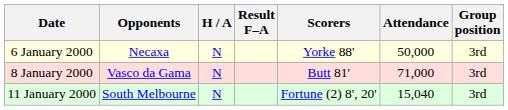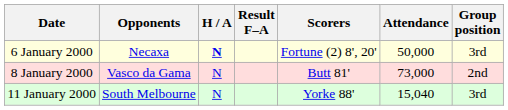(217, 51) normal -> (217, 51) bold
(329, 51) Yorke 88' -> (329, 51) Fortune (2) 8', 20'
(416, 72) 71,000 -> (416, 72) 73,000
(478, 72) 3rd -> (478, 72) 2nd
(329, 94) Fortune (2) 8', 20' -> (329, 94) Yorke 88'
